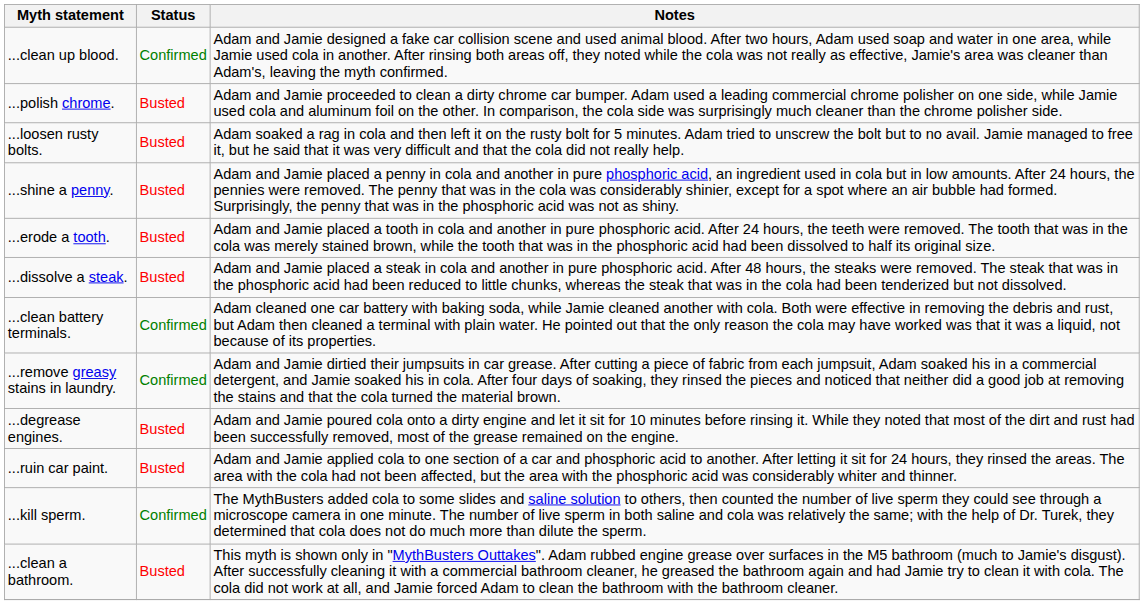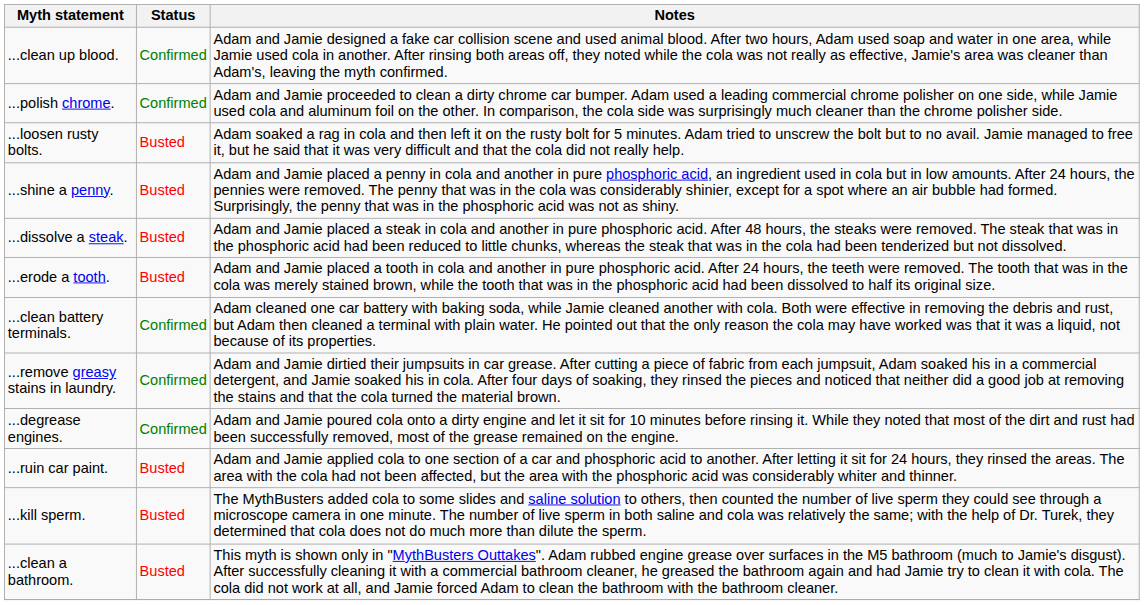(162, 103) Busted -> (173, 103) Confirmed
rows swapped: (59, 237) <-> (68, 277)
(162, 428) Busted -> (173, 428) Confirmed
(173, 515) Confirmed -> (162, 515) Busted
